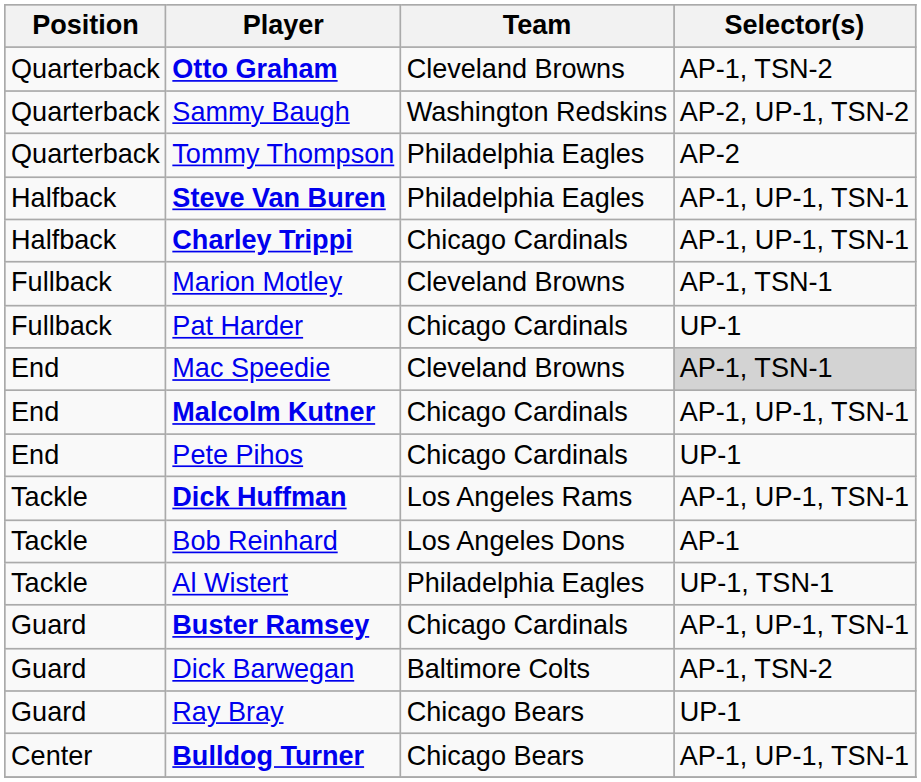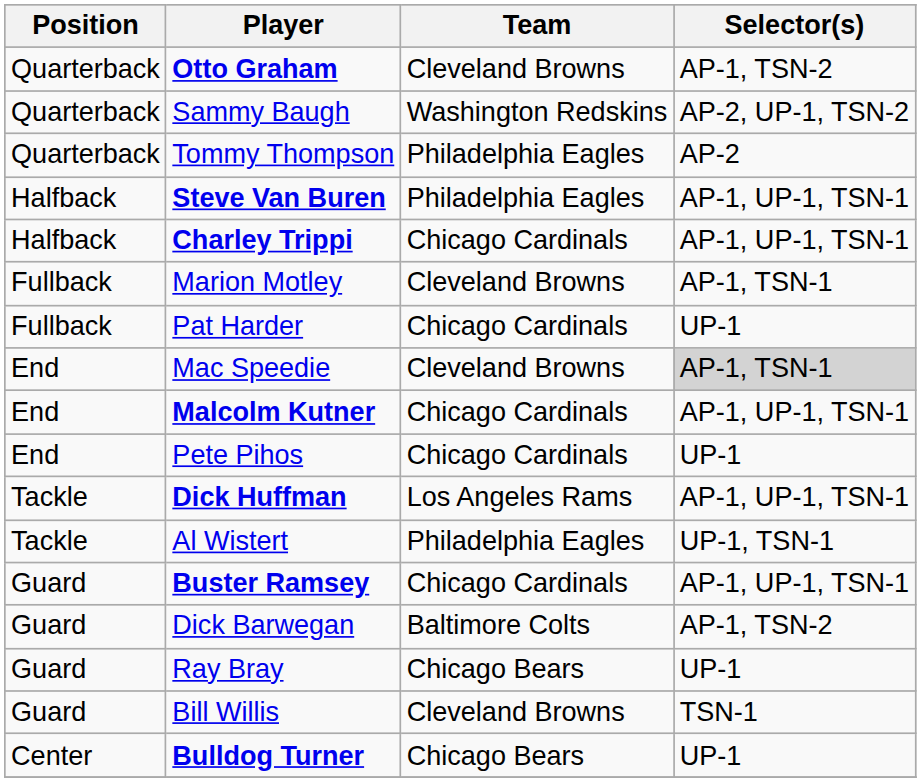- row: (255, 540)
+ row: (226, 712)
(794, 754) AP-1, UP-1, TSN-1 -> (711, 754) UP-1
